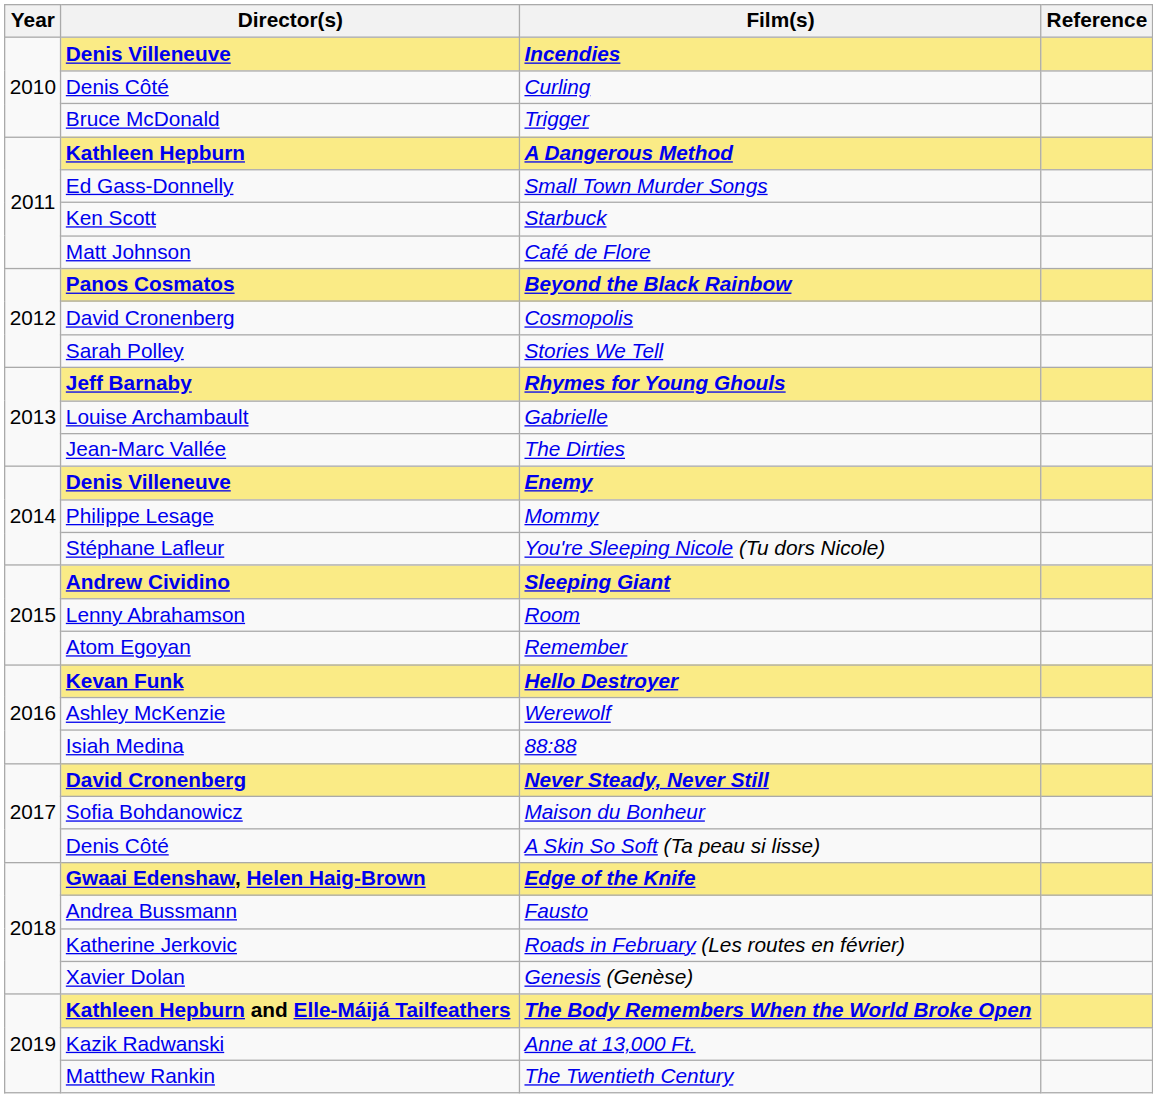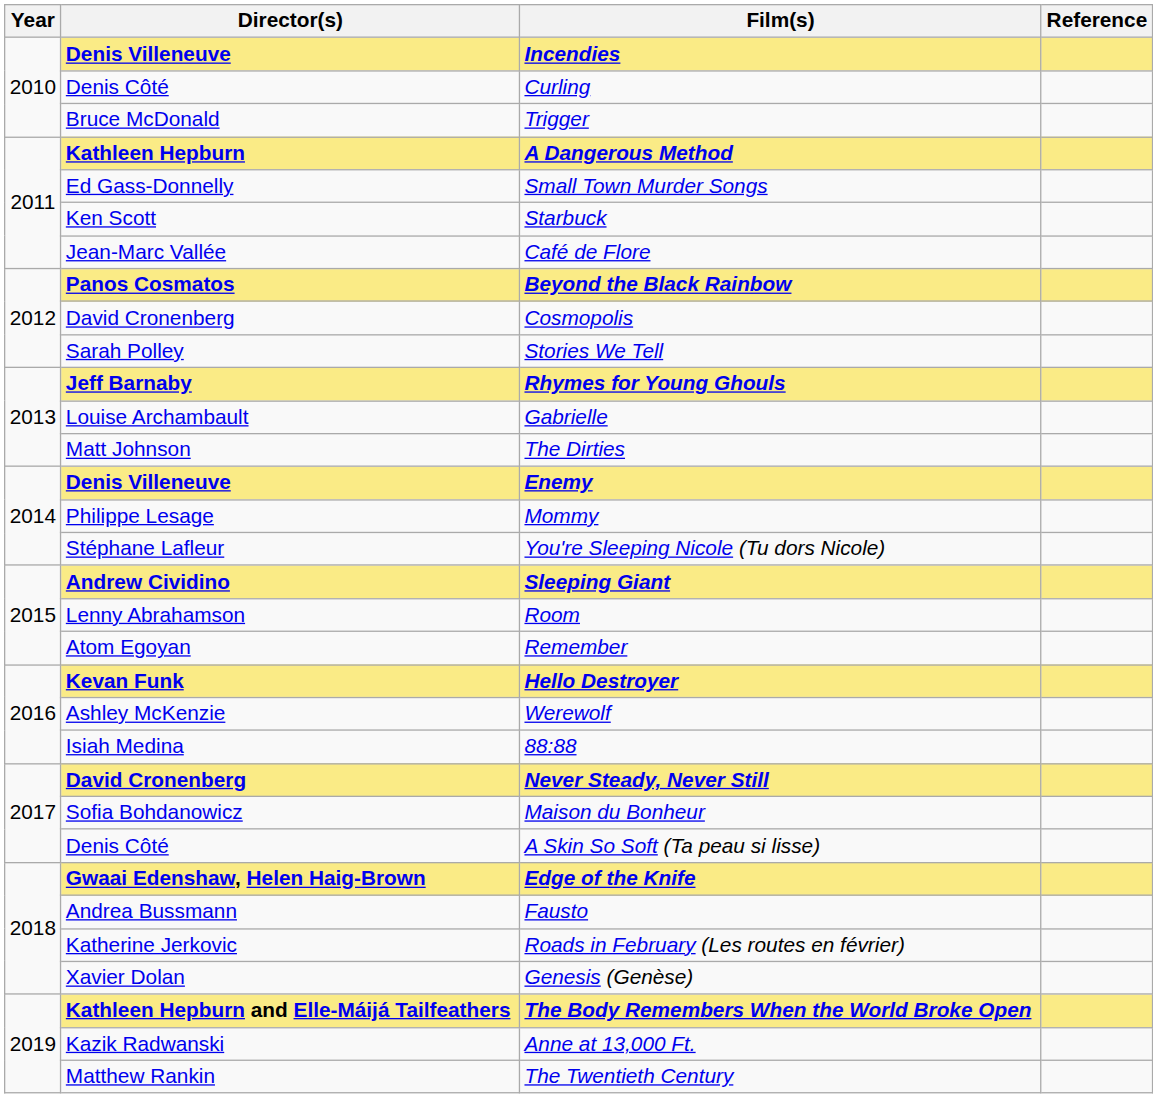(128, 251) Matt Johnson -> (146, 251) Jean-Marc Vallée
(146, 449) Jean-Marc Vallée -> (128, 449) Matt Johnson
